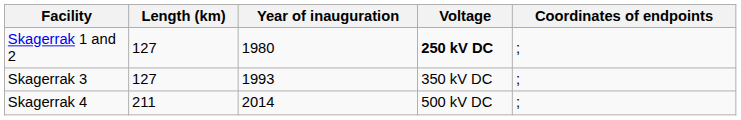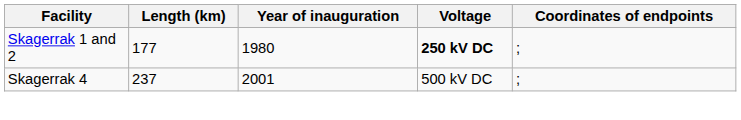(144, 47) 127 -> (144, 47) 177
- row: (48, 79)
(144, 102) 211 -> (144, 79) 237
(258, 102) 2014 -> (258, 79) 2001
